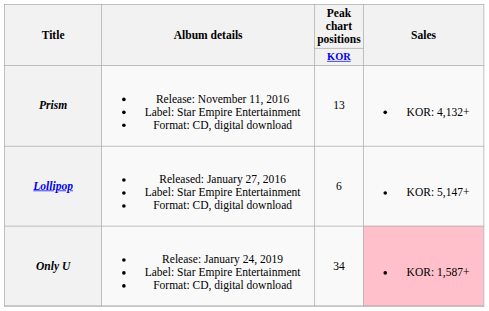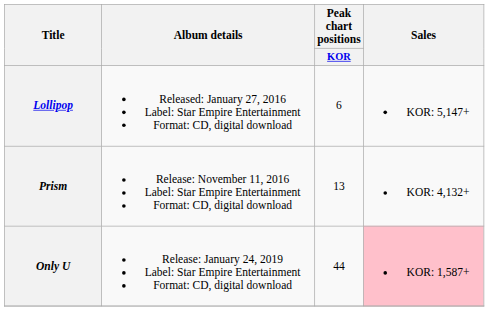rows swapped: (53, 186) <-> (53, 105)
(339, 266) 34 -> (339, 266) 44
